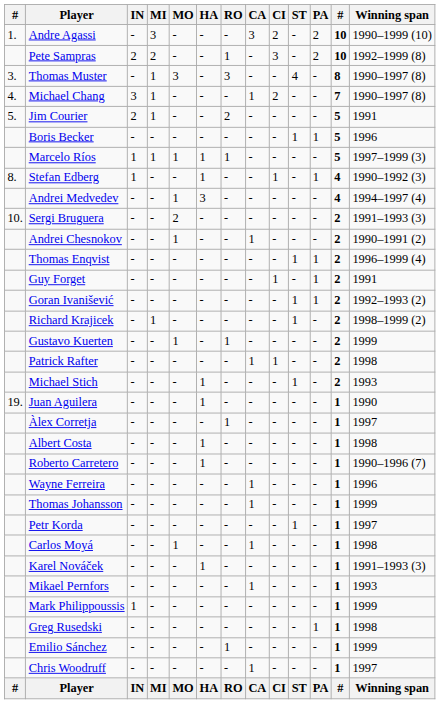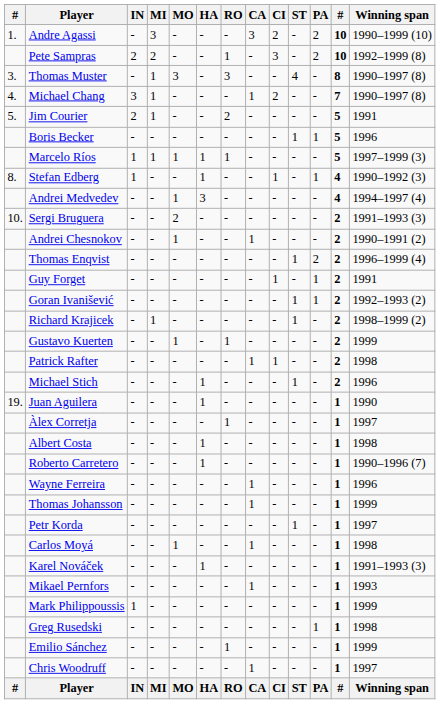(316, 259) 1 -> (316, 259) 2
(365, 381) 1993 -> (365, 381) 1996
